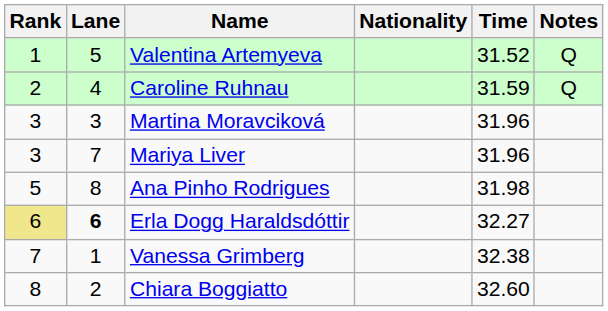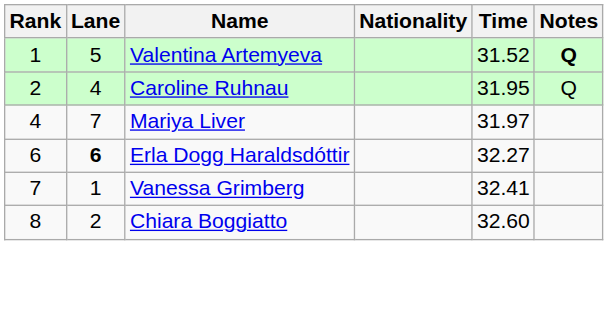(569, 54) normal -> (569, 54) bold
(503, 88) 31.59 -> (503, 88) 31.95
- row: (227, 121)
(35, 155) 3 -> (35, 121) 4
(503, 155) 31.96 -> (503, 121) 31.97
- row: (230, 188)
(35, 222) khaki background -> (35, 155) no background
(503, 255) 32.38 -> (503, 188) 32.41
